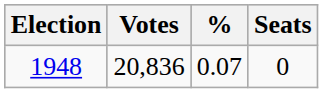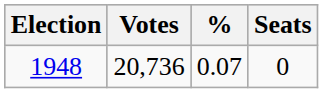(149, 66) 20,836 -> (149, 66) 20,736
